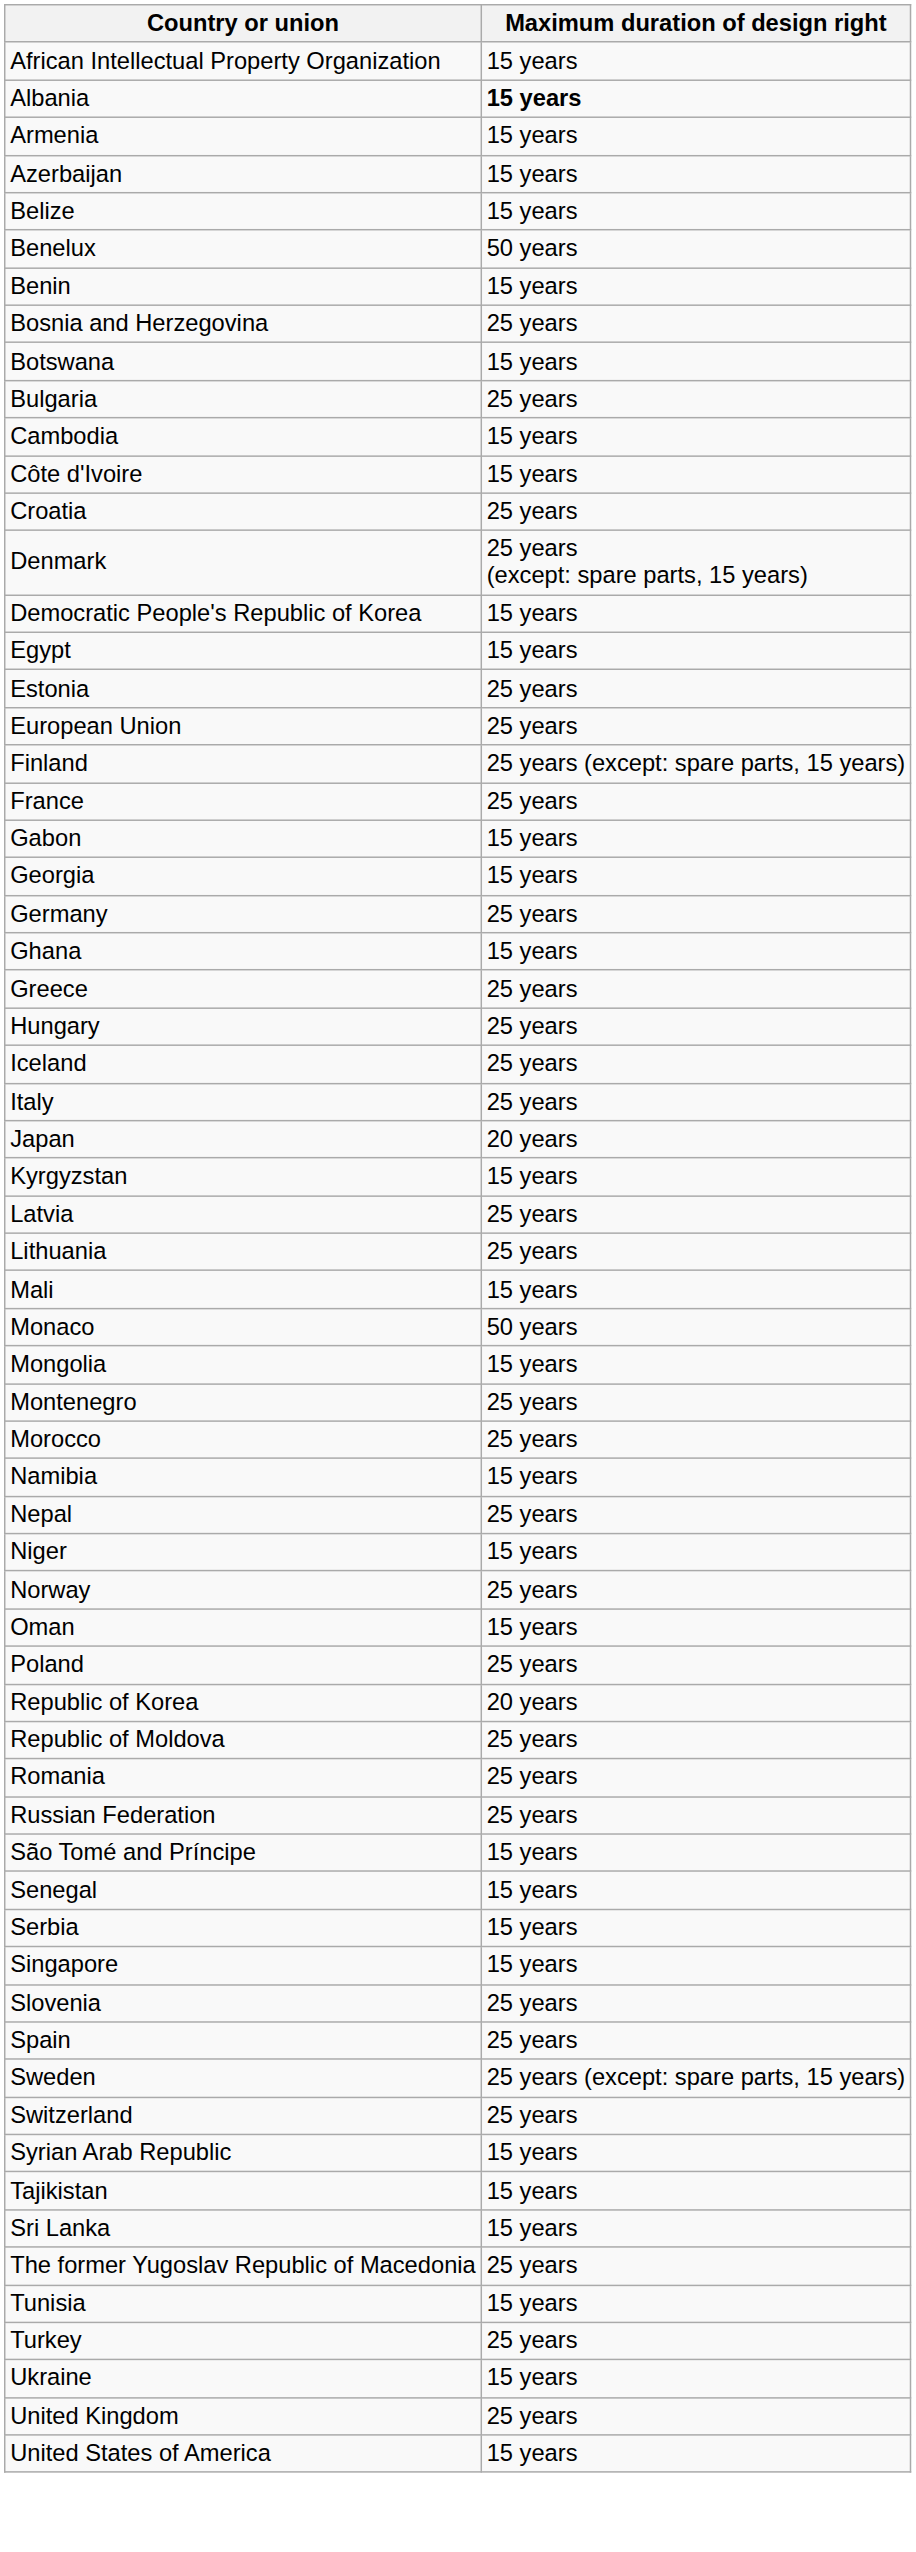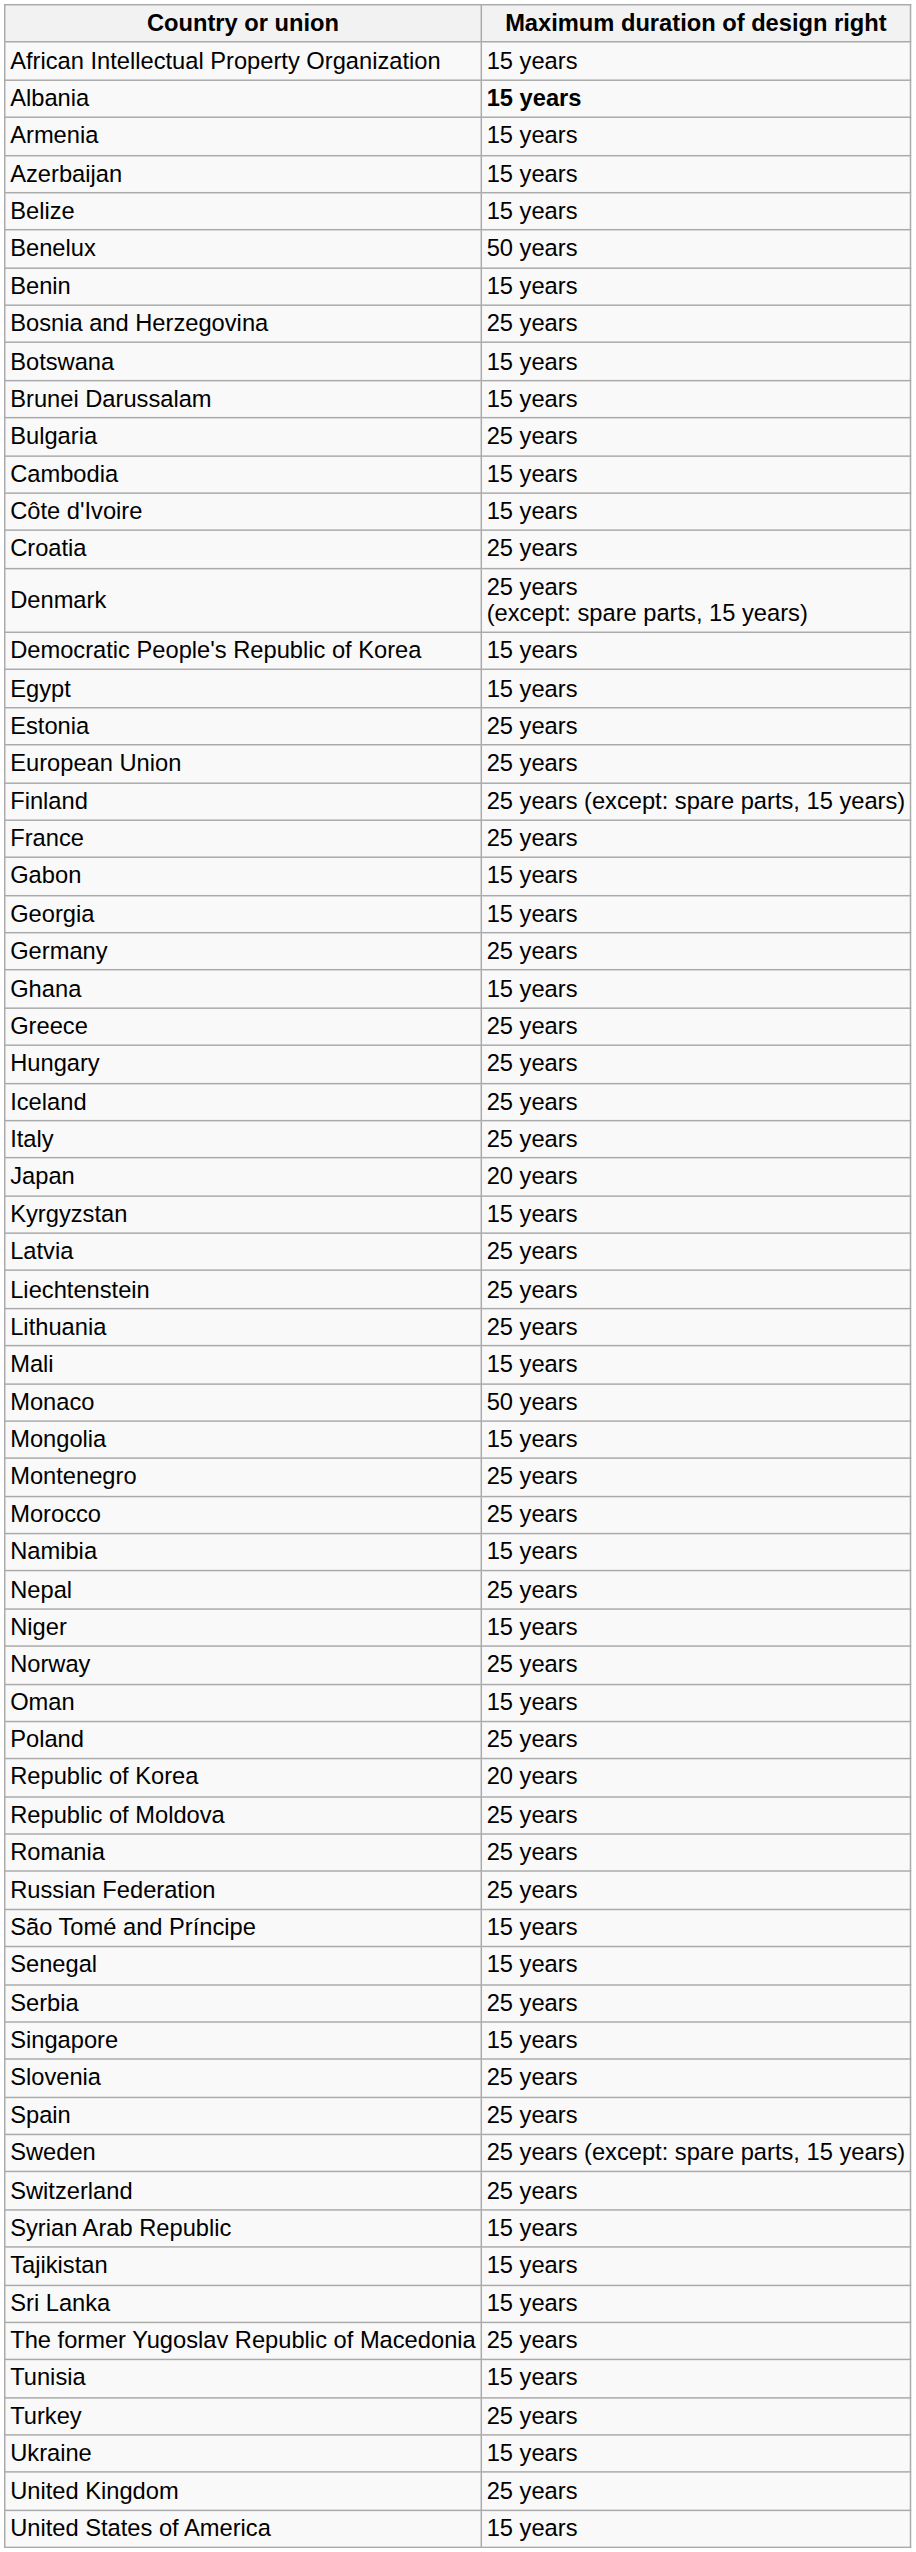+ row: (111, 398)
+ row: (80, 1289)
(532, 1927) 15 years -> (532, 2002) 25 years
